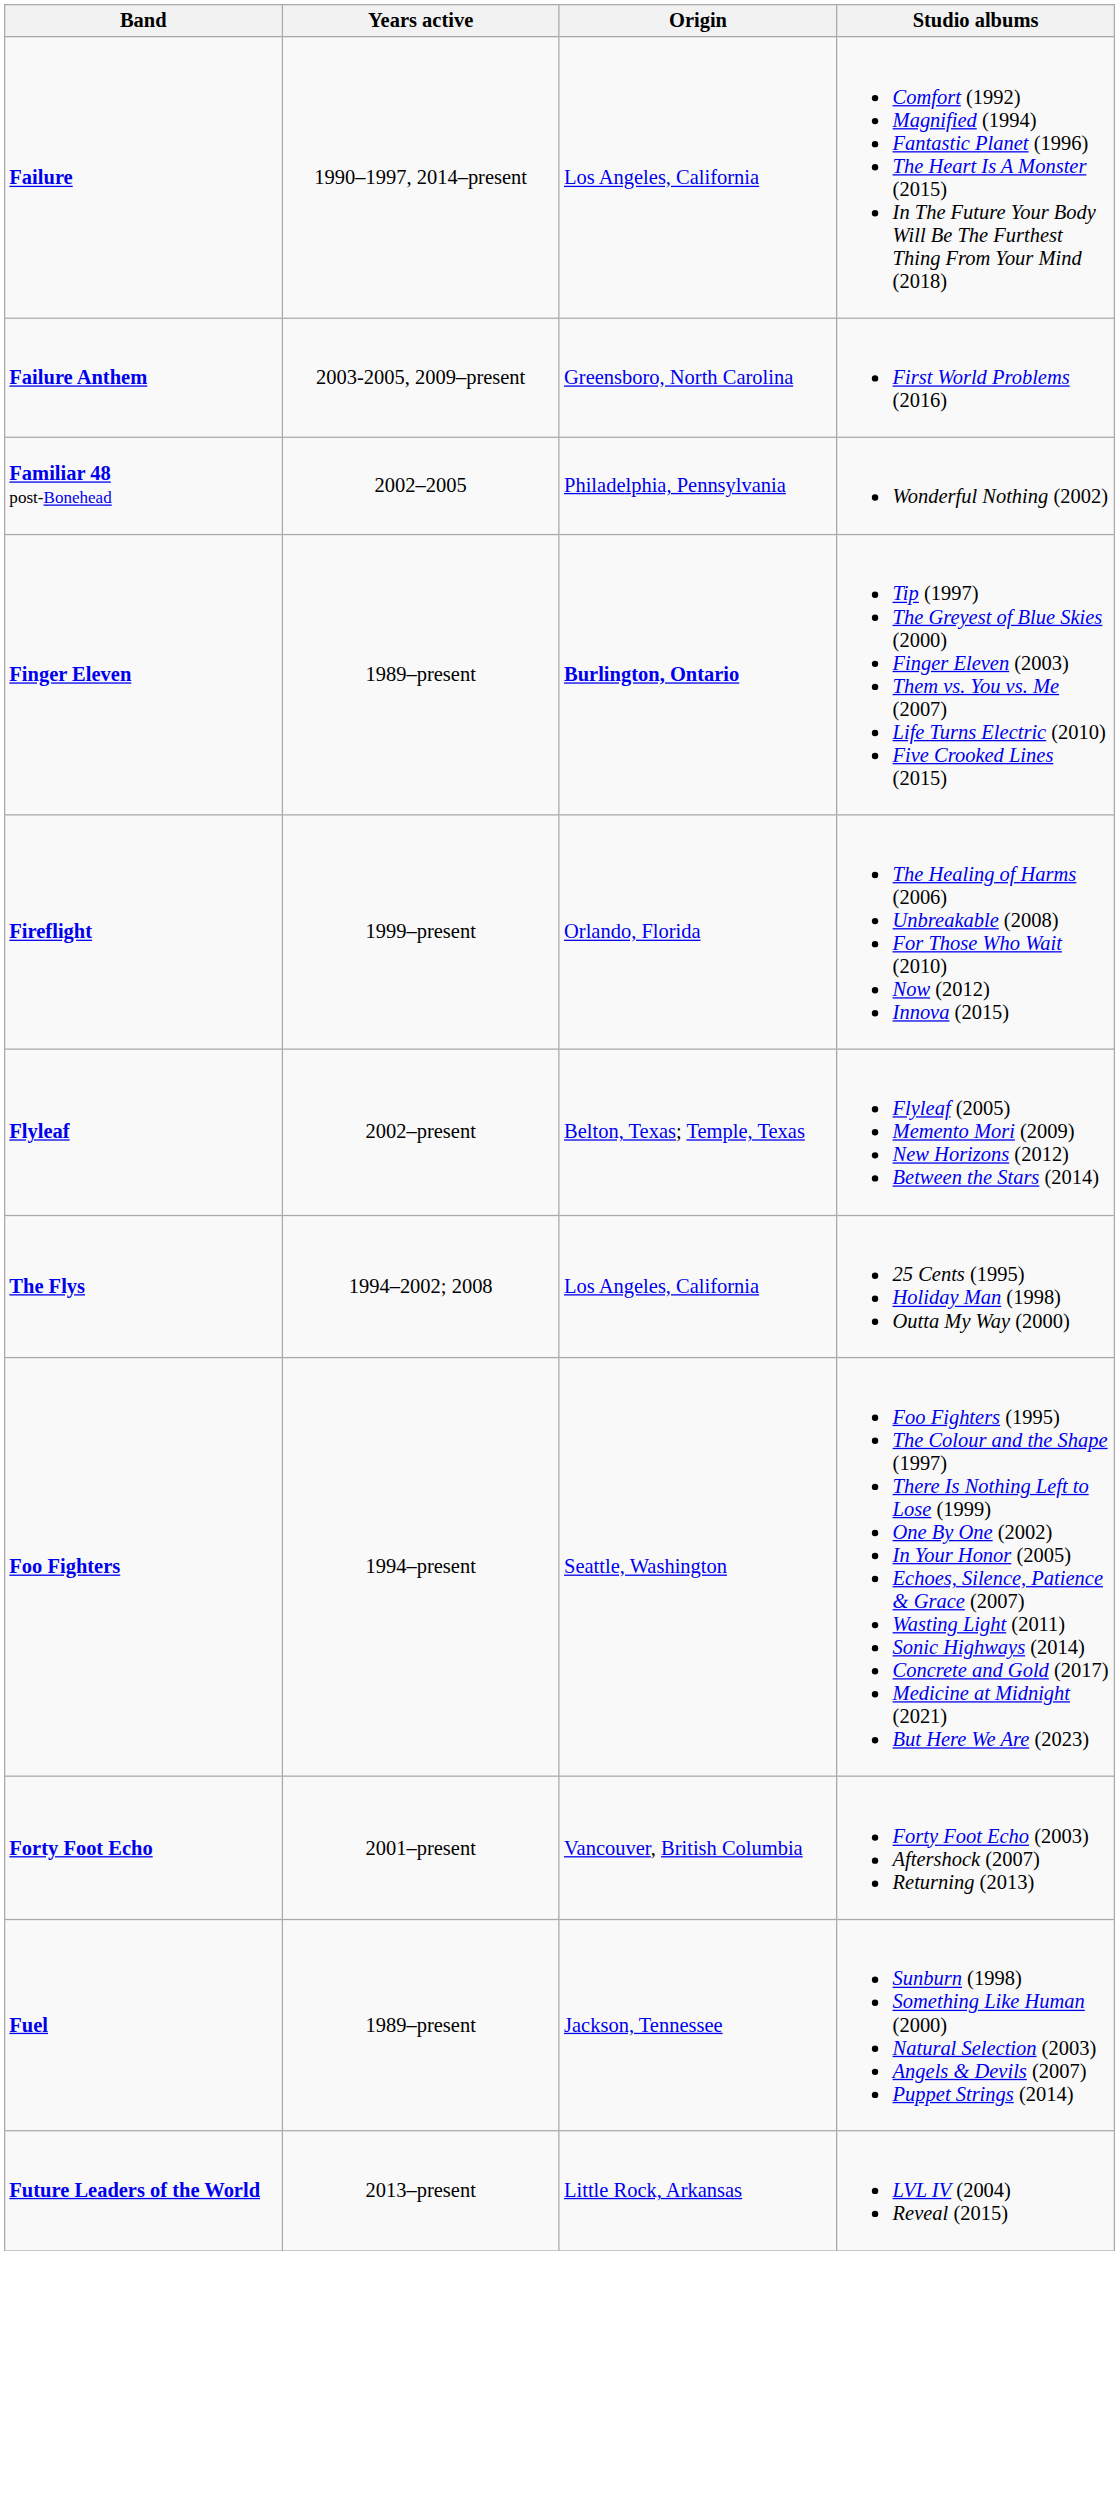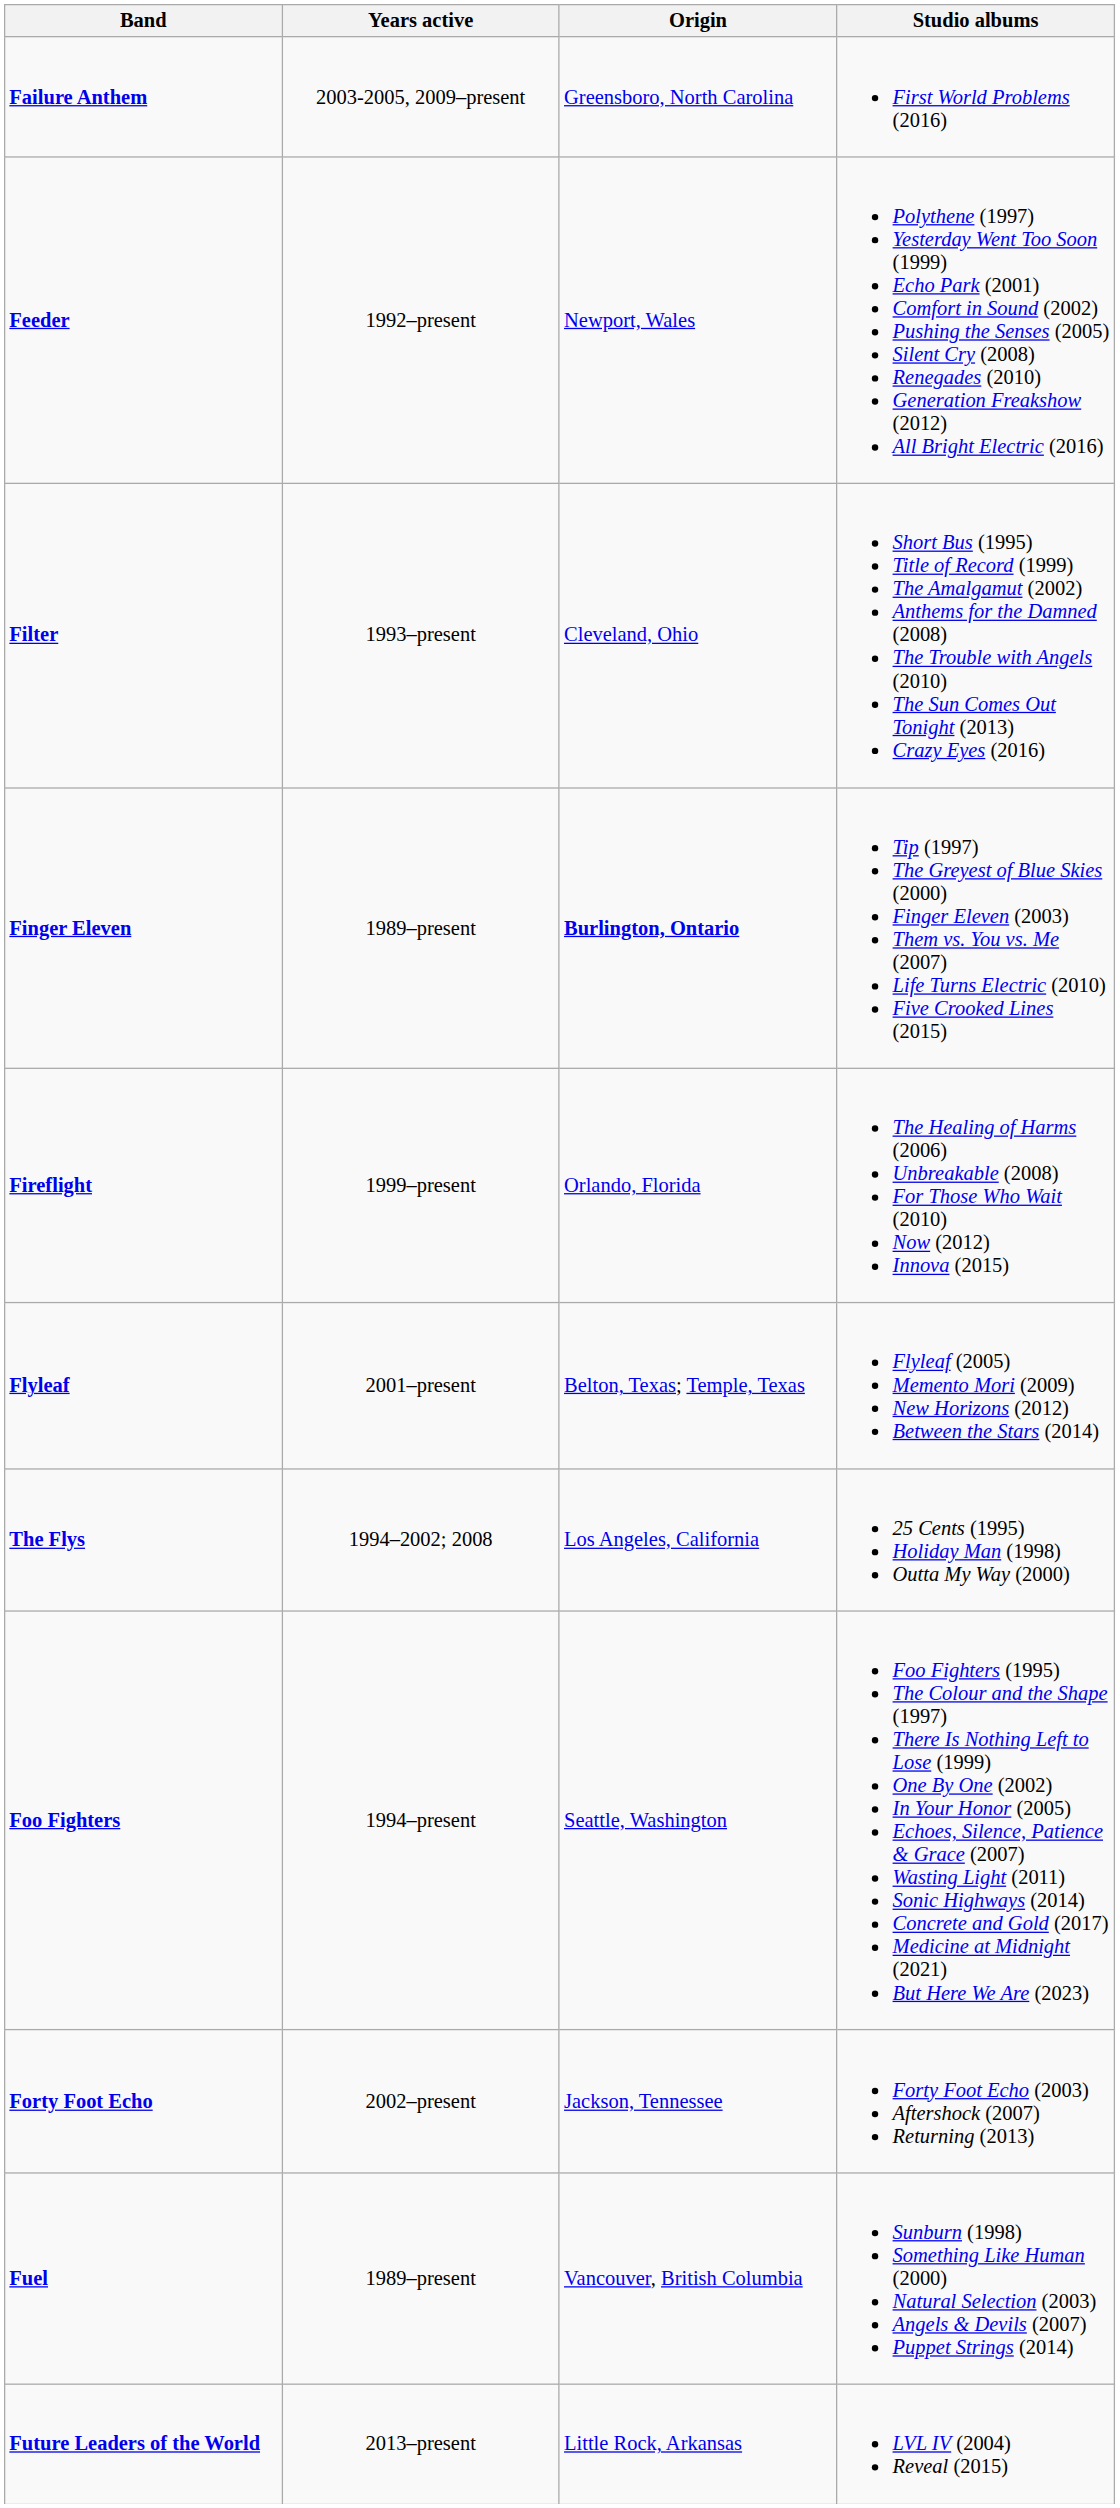- row: (41, 177)
- row: (61, 485)
+ row: (39, 319)
+ row: (34, 635)
(421, 1132) 2002–present -> (421, 1385) 2001–present
(421, 1847) 2001–present -> (421, 2101) 2002–present
(683, 1847) Vancouver, British Columbia -> (643, 2101) Jackson, Tennessee
(643, 2024) Jackson, Tennessee -> (683, 2278) Vancouver, British Columbia
